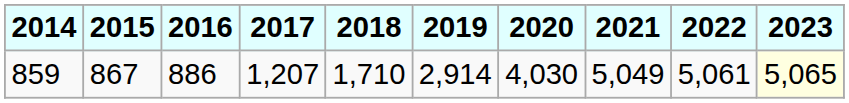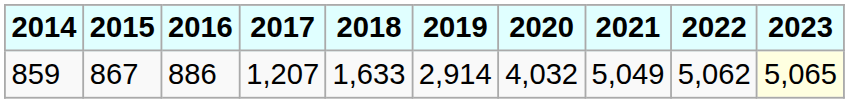(369, 73) 1,710 -> (369, 73) 1,633
(542, 73) 4,030 -> (542, 73) 4,032
(714, 73) 5,061 -> (714, 73) 5,062
